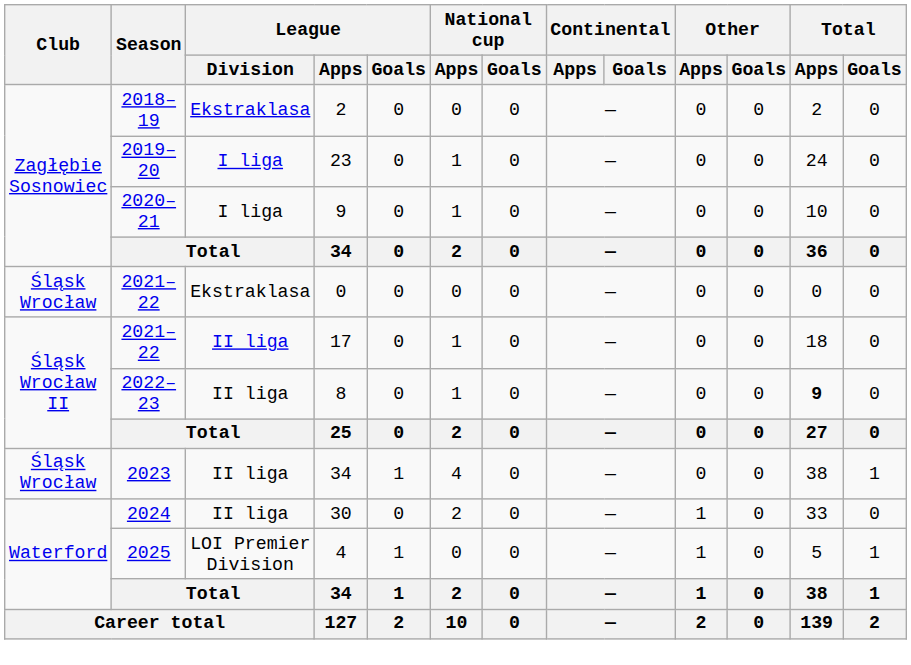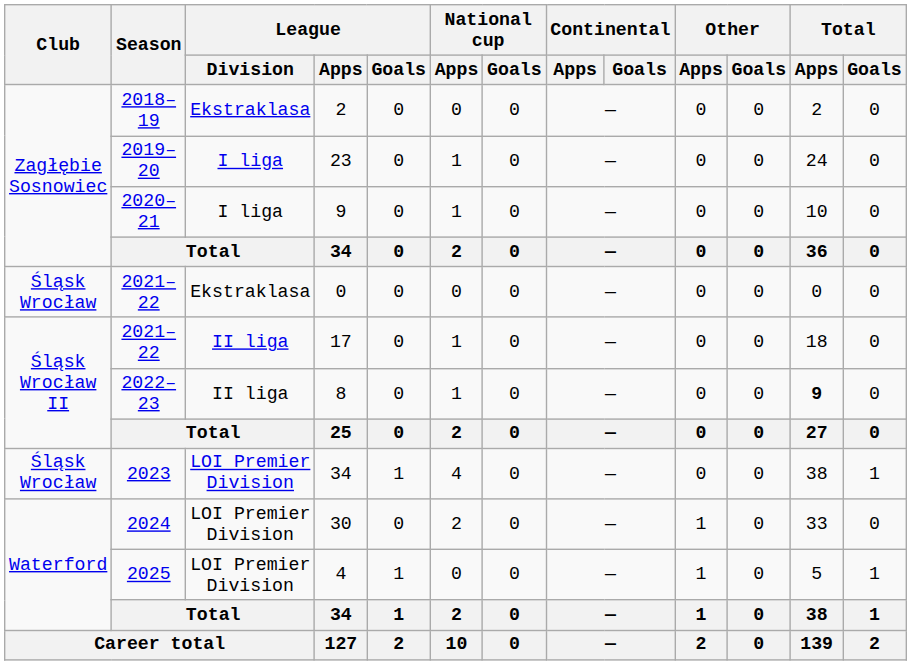(250, 474) II liga -> (250, 474) LOI Premier Division
(250, 514) II liga -> (250, 524) LOI Premier Division
